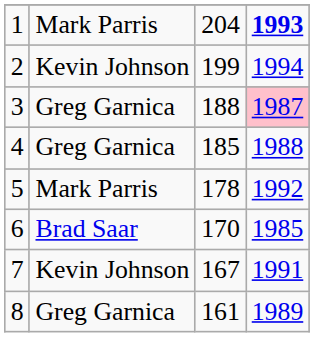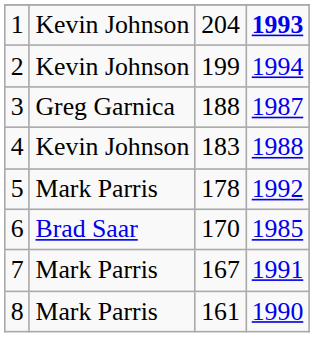(97, 24) Mark Parris -> (112, 24) Kevin Johnson
(277, 106) pink background -> (277, 106) no background
(105, 147) Greg Garnica -> (112, 147) Kevin Johnson
(221, 147) 185 -> (221, 147) 183
(112, 270) Kevin Johnson -> (97, 270) Mark Parris
(105, 310) Greg Garnica -> (97, 310) Mark Parris
(277, 310) 1989 -> (277, 310) 1990
